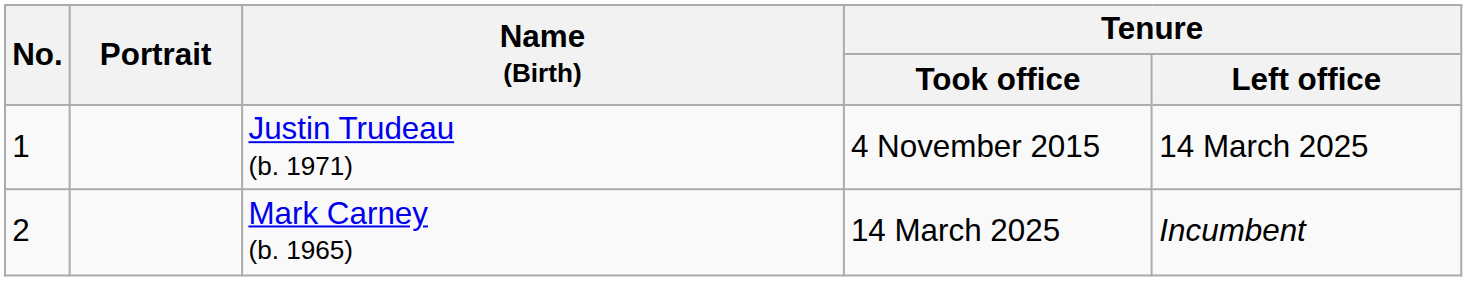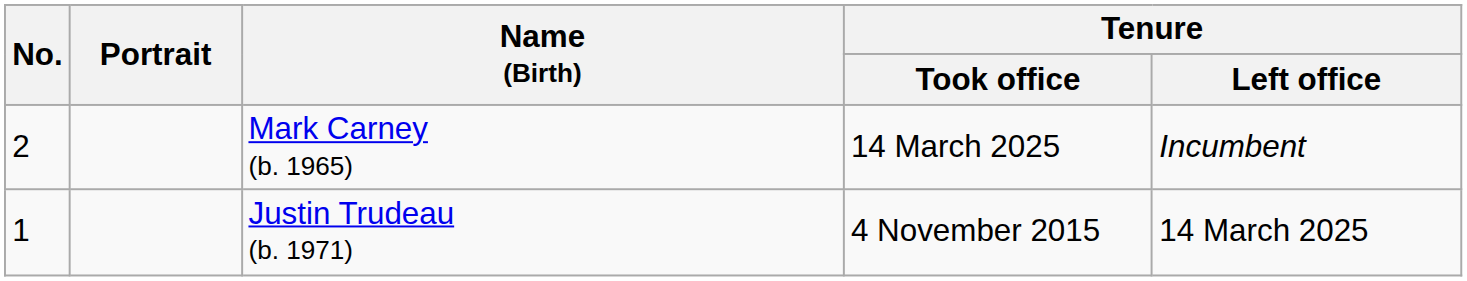rows swapped: (351, 146) <-> (338, 231)
